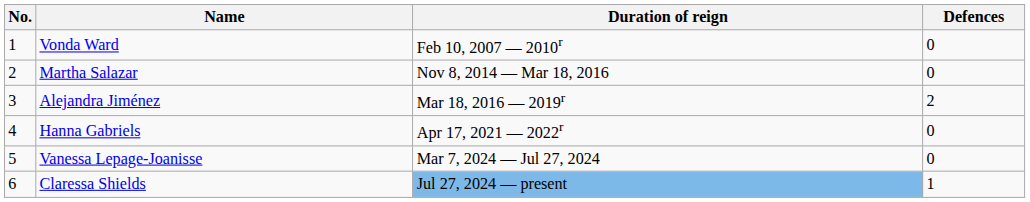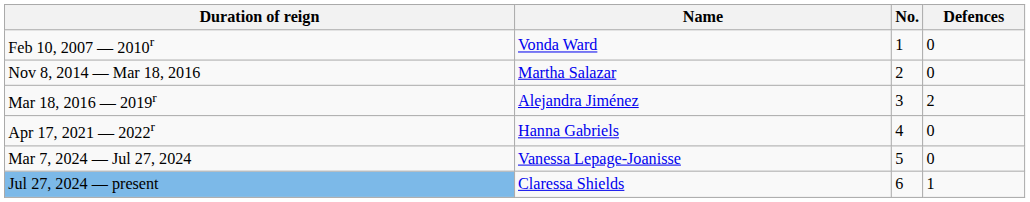columns swapped: (20, 17) <-> (668, 17)
